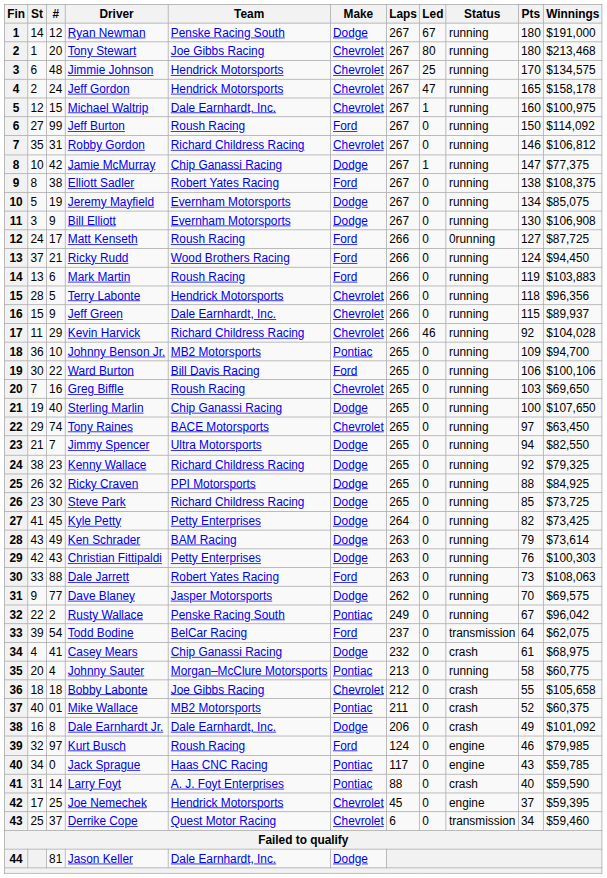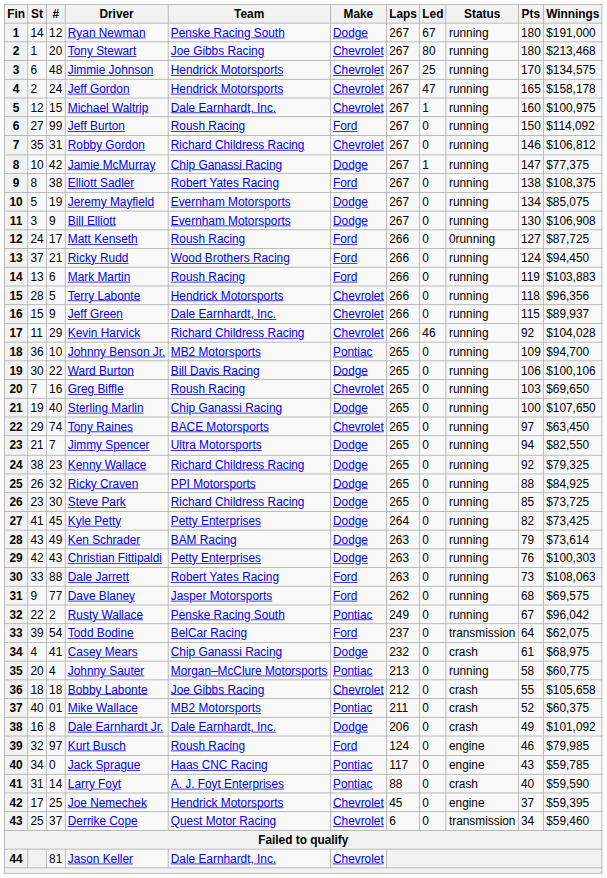(345, 371) Ford -> (350, 371) Dodge
(350, 596) Dodge -> (345, 596) Ford
(528, 596) 70 -> (528, 596) 68
(350, 859) Dodge -> (358, 859) Chevrolet
